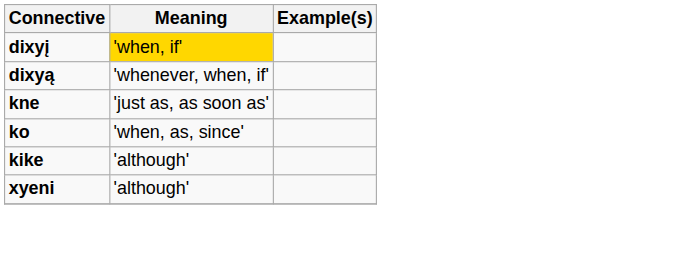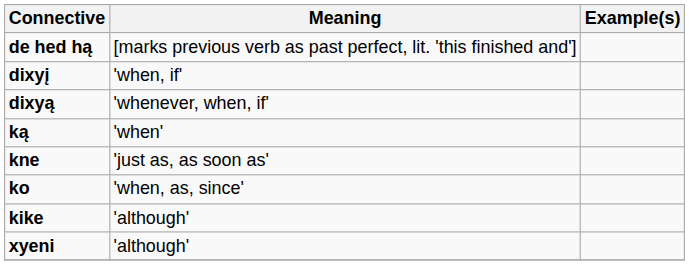+ row: (51, 47)
(148, 47) gold background -> (148, 75) no background
+ row: (19, 132)
